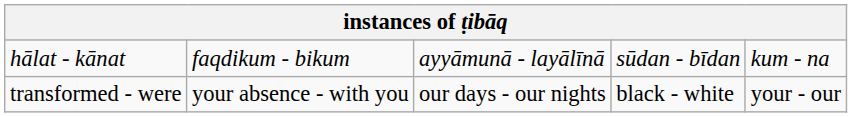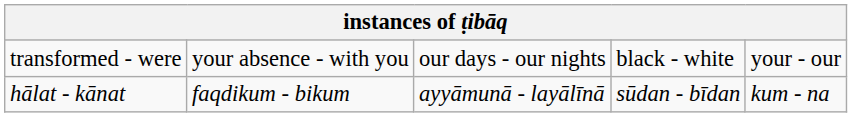rows swapped: (68, 58) <-> (96, 93)
